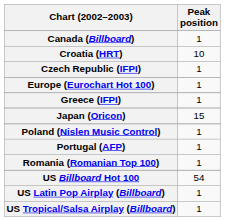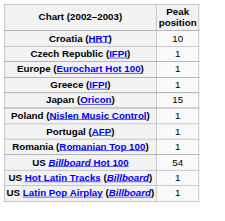- row: (91, 38)
+ row: (80, 178)
- row: (91, 208)
